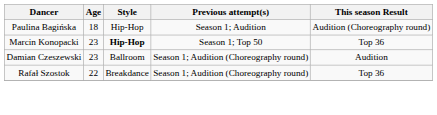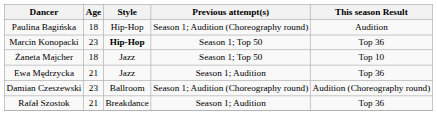(231, 27) Season 1; Audition -> (231, 27) Season 1; Audition (Choreography round)
(371, 27) Audition (Choreography round) -> (371, 27) Audition
+ row: (44, 58)
+ row: (44, 73)
(371, 58) Audition -> (371, 88) Audition (Choreography round)
(93, 73) 22 -> (93, 103) 21
(231, 73) Season 1; Audition (Choreography round) -> (231, 103) Season 1; Audition
